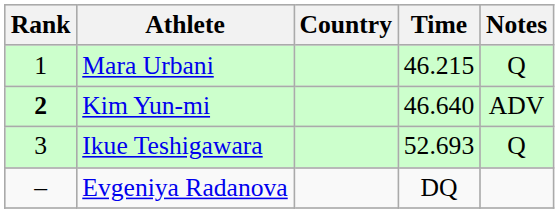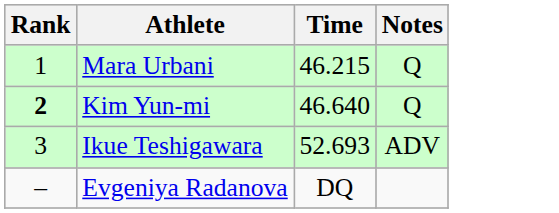- column: (346, 24)
(517, 106) ADV -> (412, 106) Q
(517, 146) Q -> (412, 146) ADV
